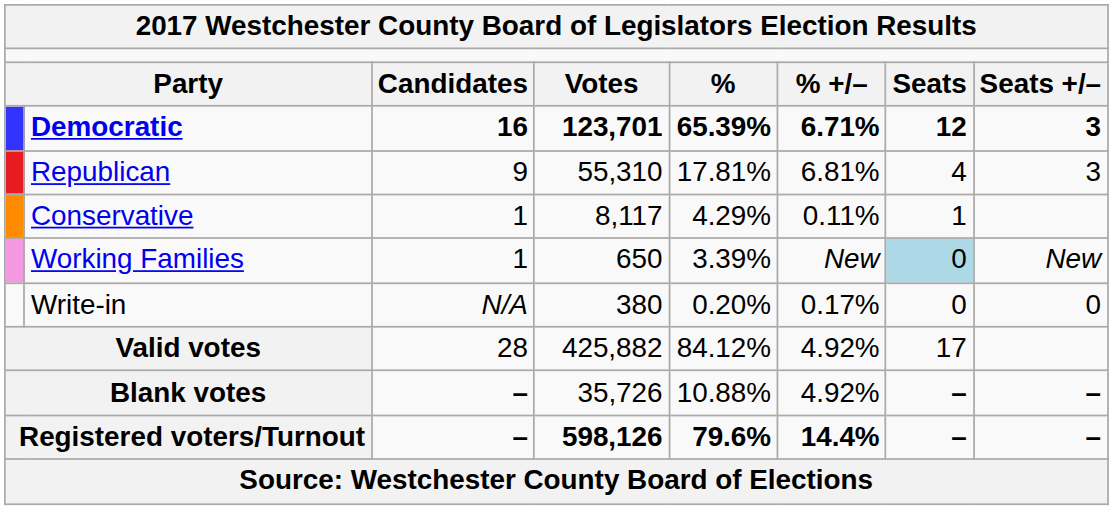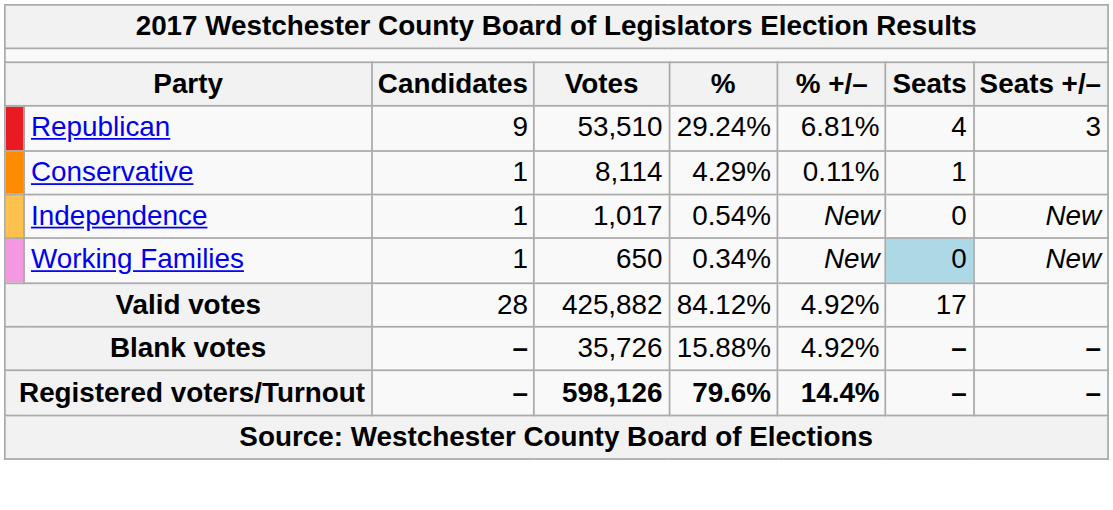- row: (107, 127)
(620, 171) 55,310 -> (620, 127) 53,510
(724, 171) 17.81% -> (724, 127) 29.24%
(629, 216) 8,117 -> (629, 171) 8,114
+ row: (119, 216)
(732, 260) 3.39% -> (732, 260) 0.34%
- row: (79, 304)
(724, 392) 10.88% -> (724, 348) 15.88%
